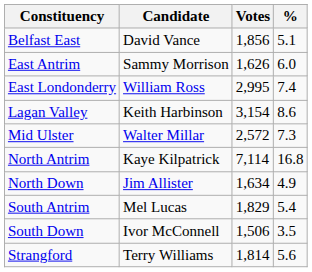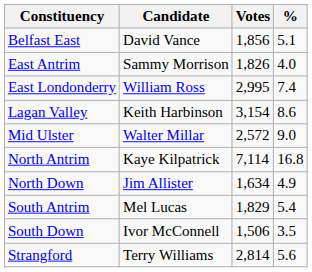(253, 64) 1,626 -> (253, 64) 1,826
(287, 64) 6.0 -> (287, 64) 4.0
(287, 135) 7.3 -> (287, 135) 9.0
(253, 254) 1,814 -> (253, 254) 2,814
